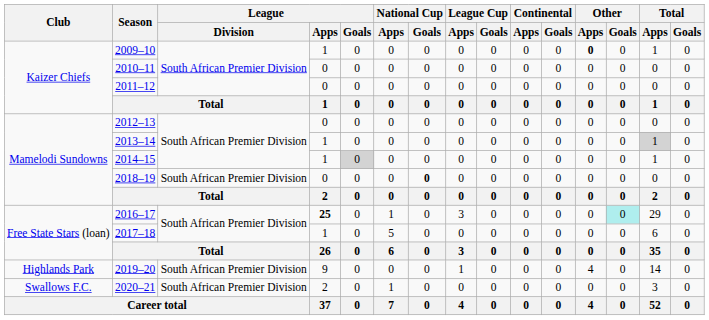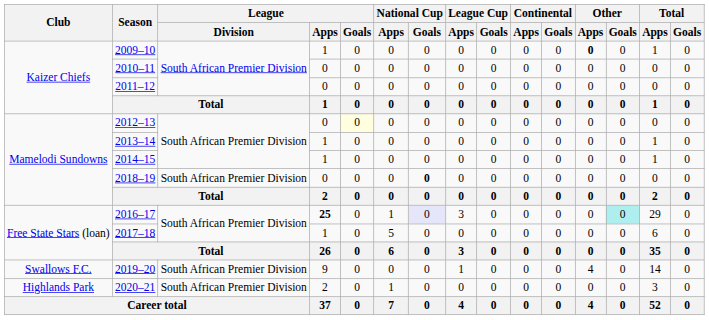(357, 123) no background -> (357, 123) lightyellow background
(655, 141) lightgrey background -> (655, 141) no background
(357, 159) lightgrey background -> (357, 159) no background
(427, 214) no background -> (427, 214) lavender background
(58, 269) Highlands Park -> (58, 269) Swallows F.C.
(58, 287) Swallows F.C. -> (58, 287) Highlands Park
